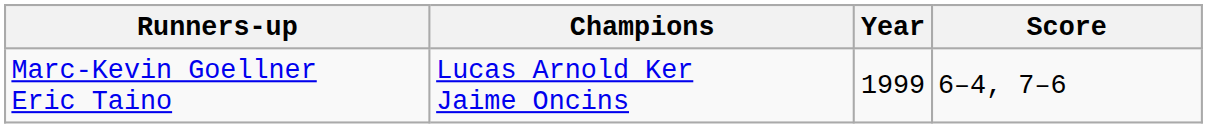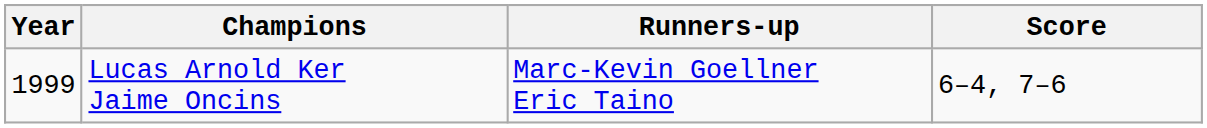columns swapped: (893, 27) <-> (217, 27)
